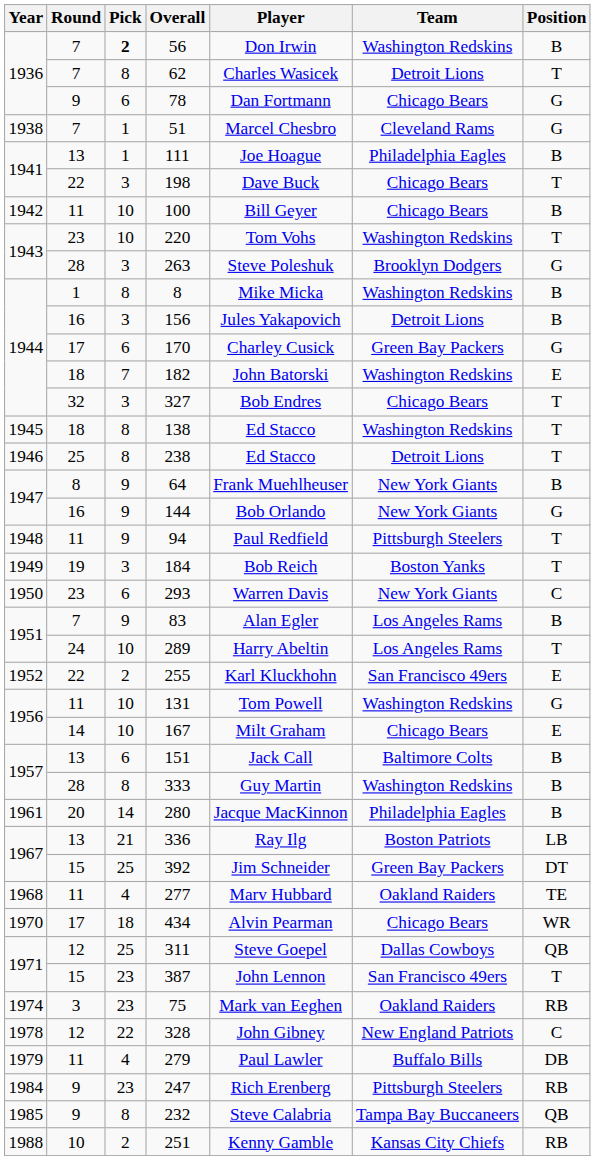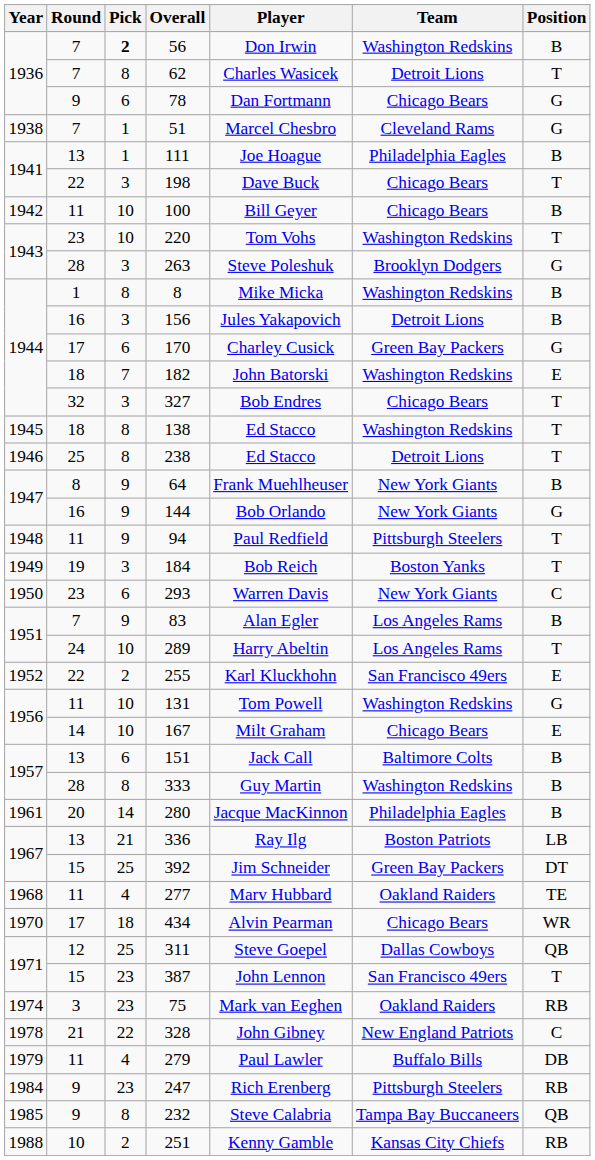(76, 1032) 12 -> (76, 1032) 21
